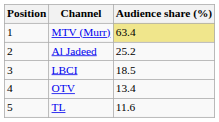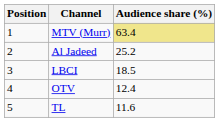(126, 89) 13.4 -> (126, 89) 12.4
